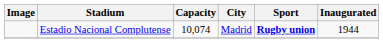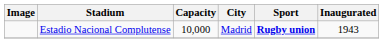(196, 29) 10,074 -> (196, 29) 10,000
(348, 29) 1944 -> (348, 29) 1943
